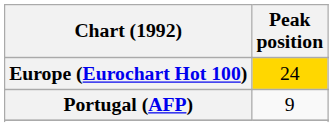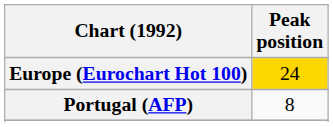(290, 104) 9 -> (290, 104) 8
